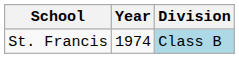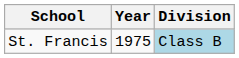(133, 41) 1974 -> (133, 41) 1975
